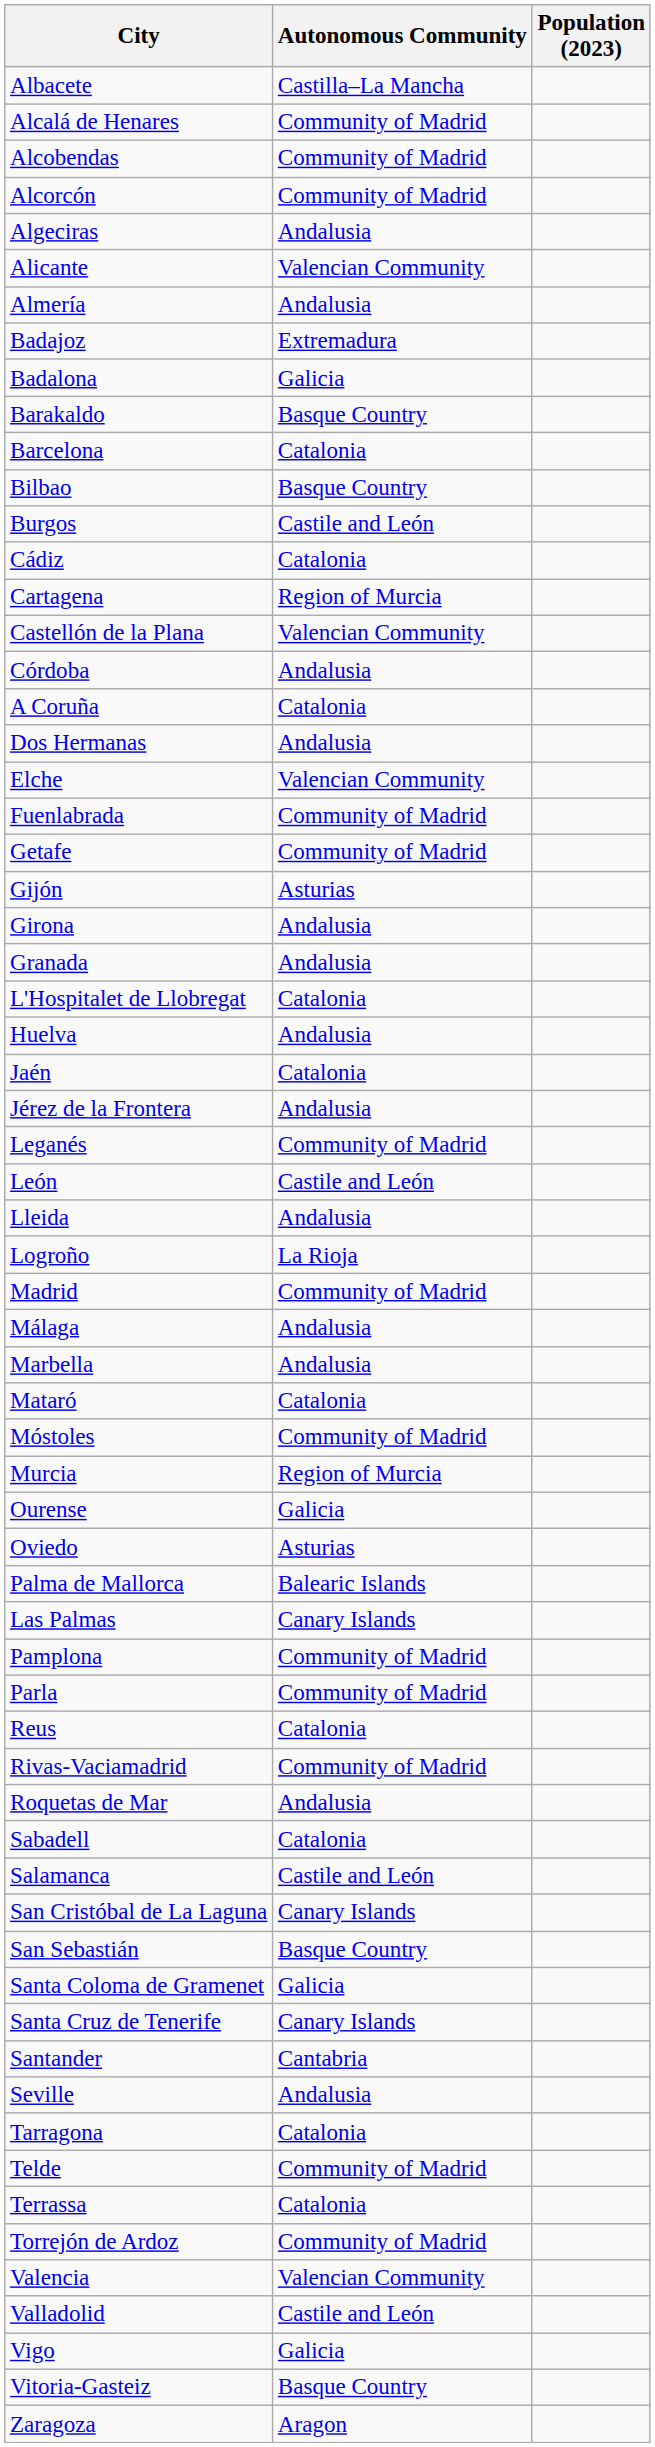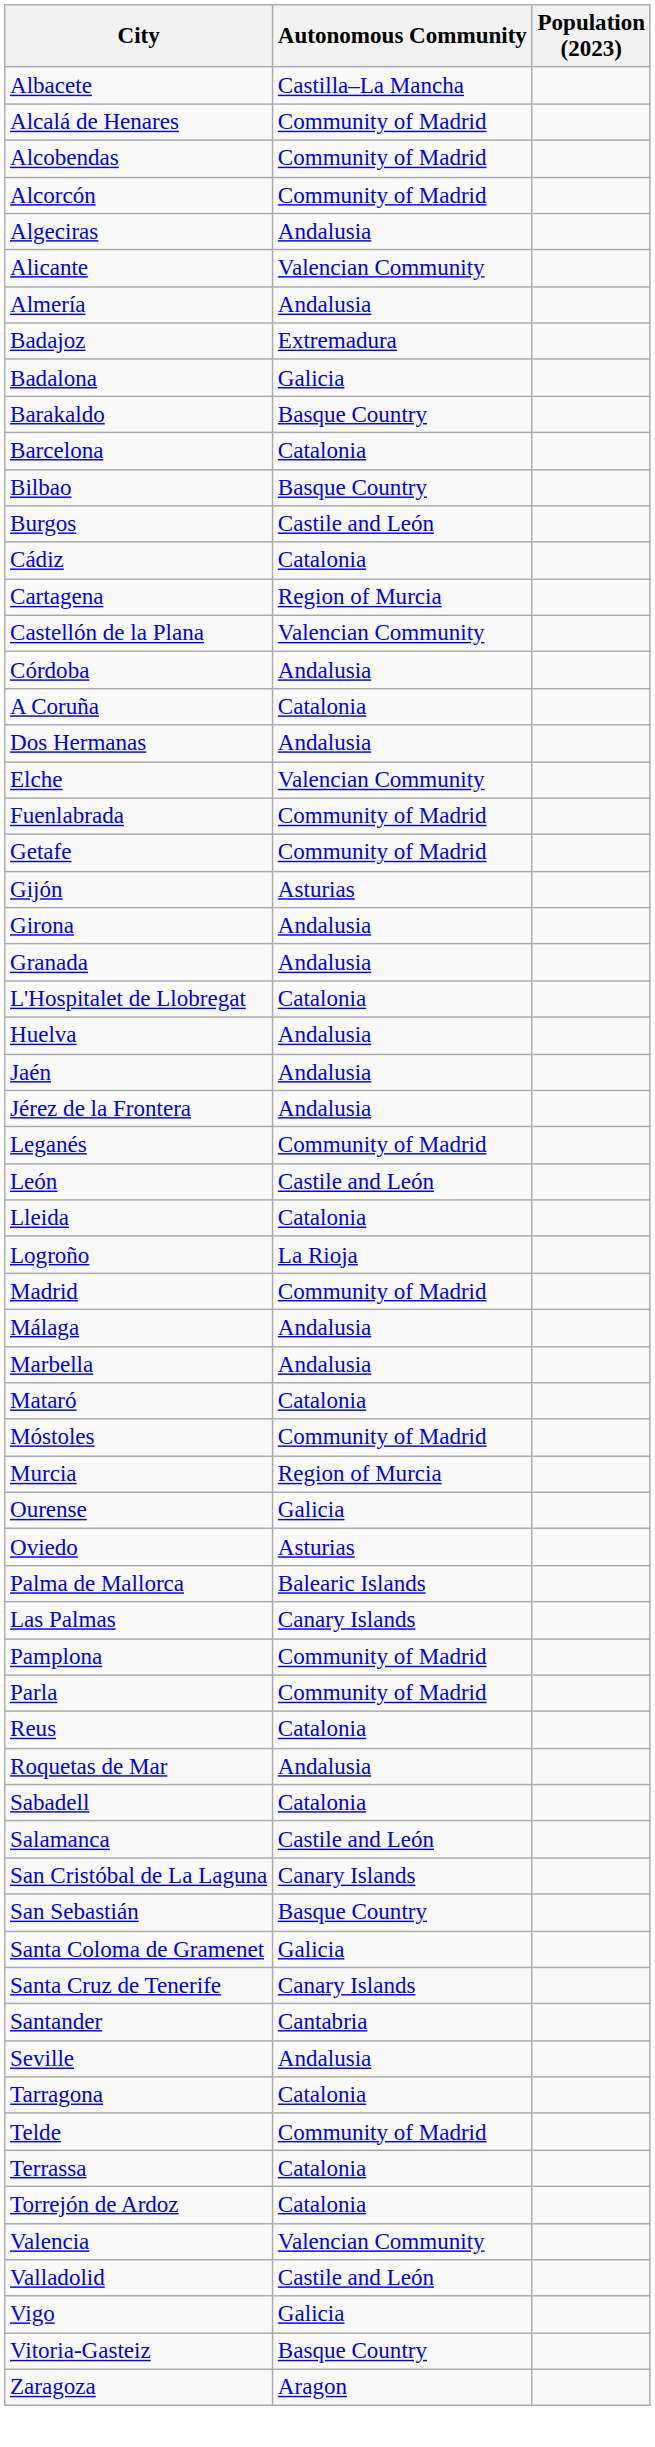(322, 1071) Catalonia -> (325, 1071) Andalusia
(325, 1217) Andalusia -> (322, 1217) Catalonia
- row: (98, 1766)
(382, 2241) Community of Madrid -> (322, 2204) Catalonia
